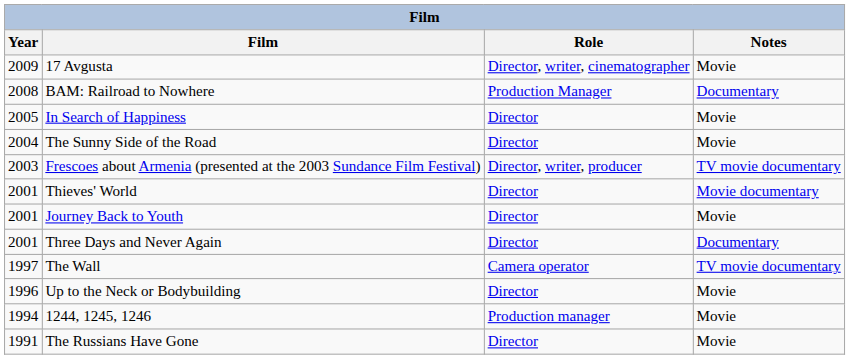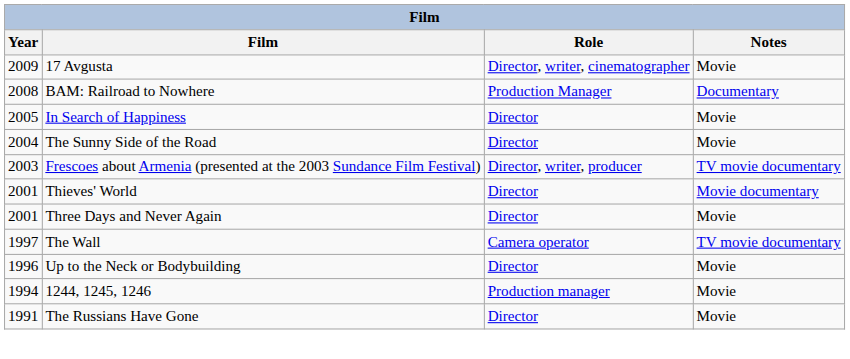- row: (114, 216)
(738, 241) Documentary -> (716, 216) Movie
